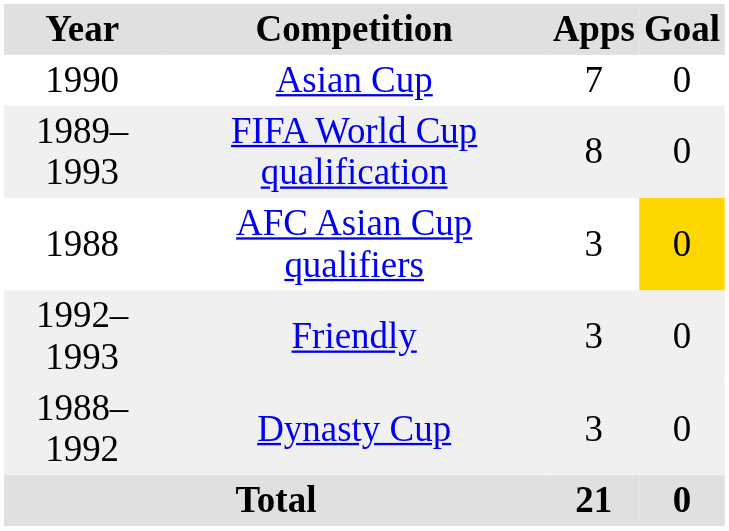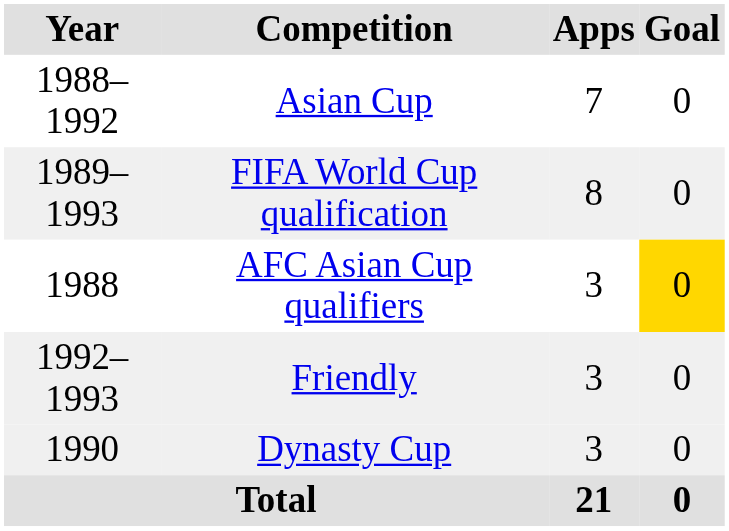(82, 79) 1990 -> (82, 100) 1988–1992
(82, 428) 1988–1992 -> (82, 449) 1990
